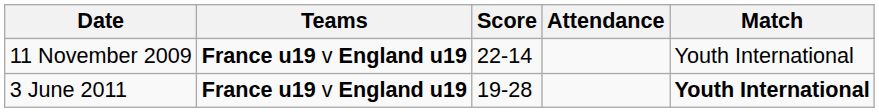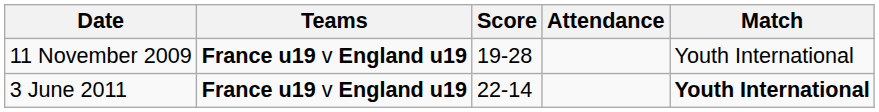(505, 55) 22-14 -> (505, 55) 19-28
(505, 90) 19-28 -> (505, 90) 22-14
